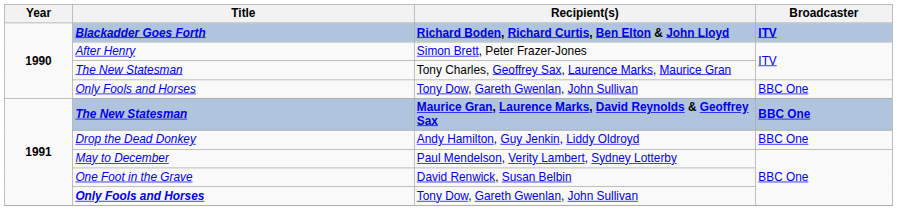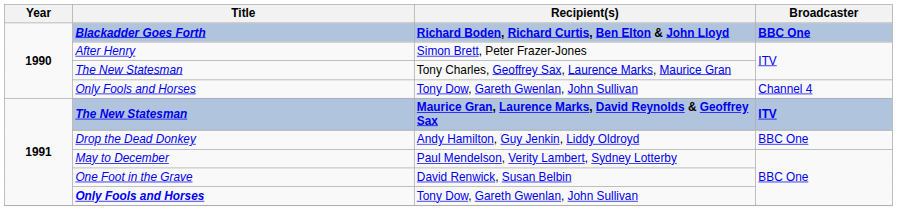(768, 32) ITV -> (784, 32) BBC One
(783, 88) BBC One -> (785, 88) Channel 4
(784, 114) BBC One -> (768, 114) ITV
